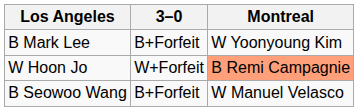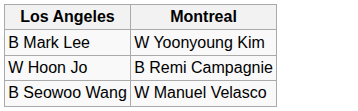- column: (169, 17)
(281, 67) lightsalmon background -> (204, 67) no background
